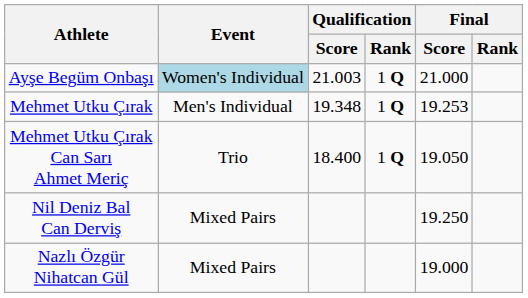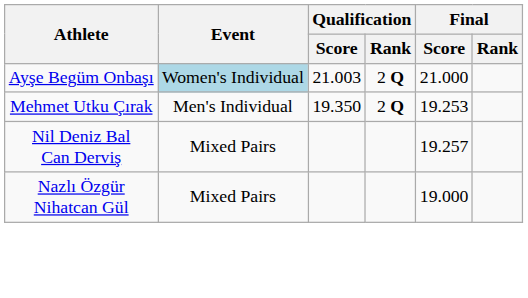(391, 77) 1 Q -> (391, 77) 2 Q
(337, 107) 19.348 -> (337, 107) 19.350
(391, 107) 1 Q -> (391, 107) 2 Q
- row: (81, 157)
(444, 217) 19.250 -> (444, 146) 19.257
